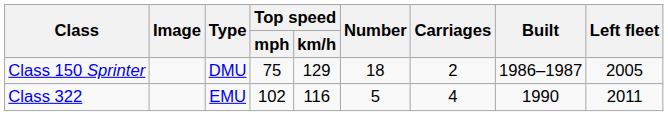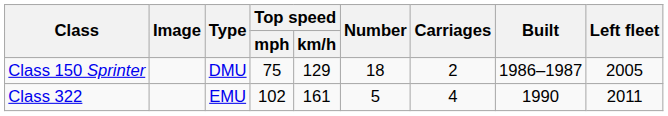(317, 96) 116 -> (317, 96) 161
